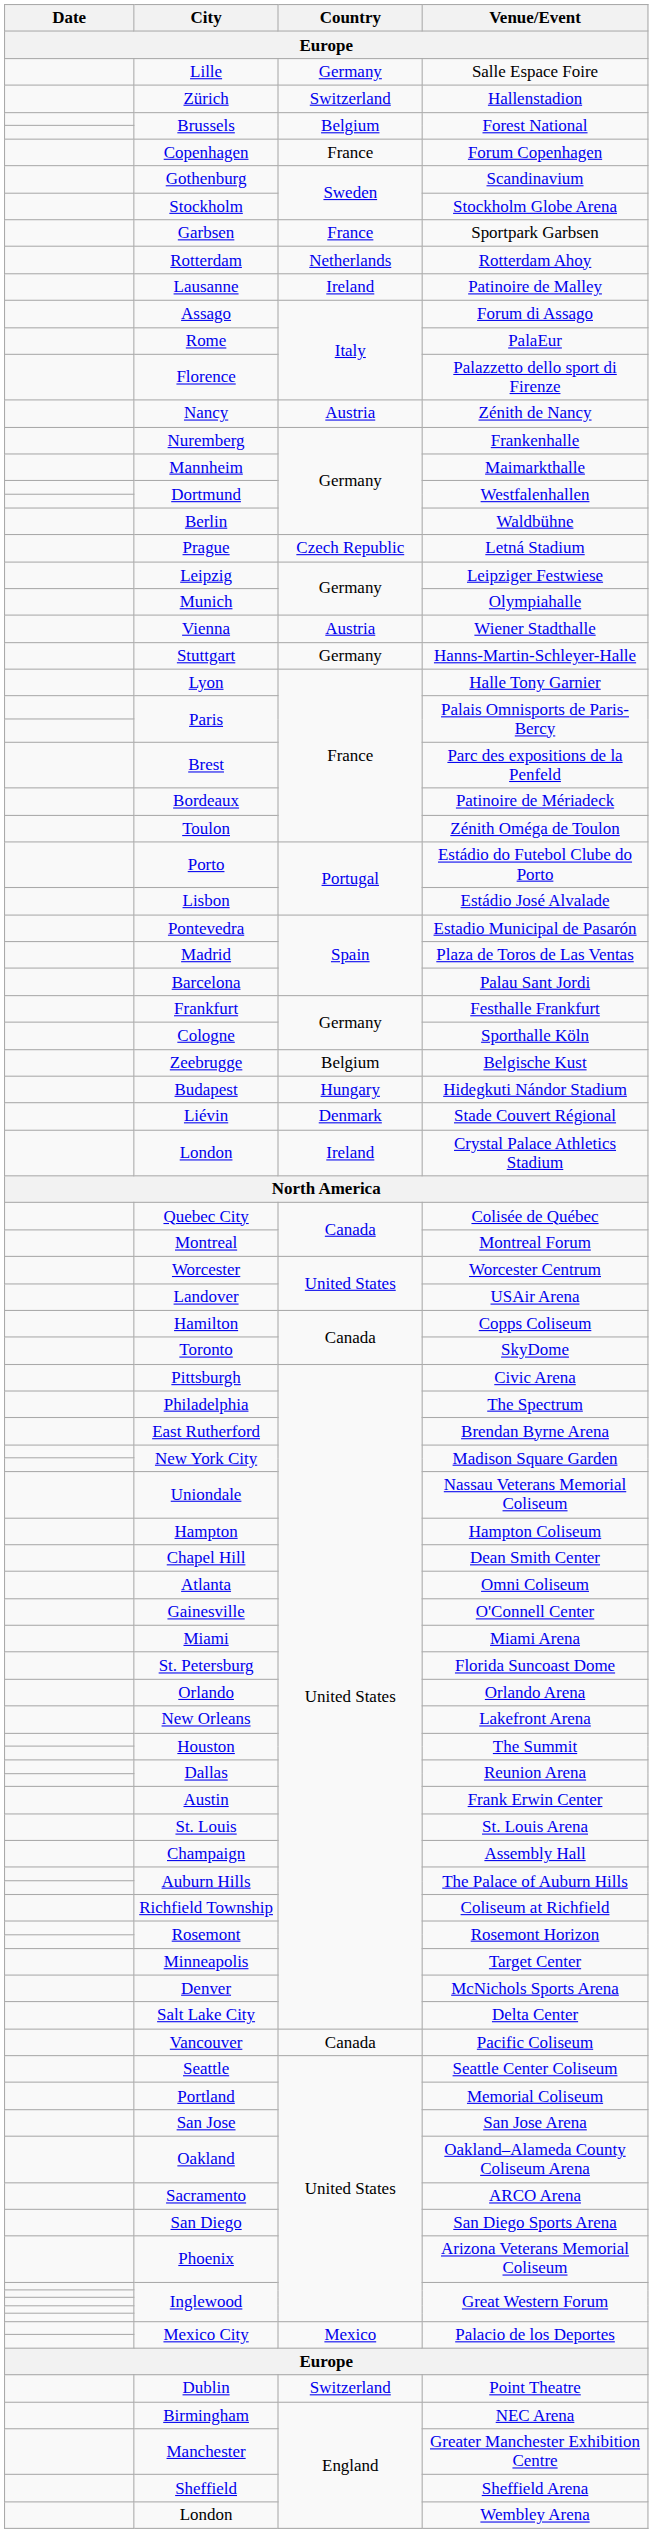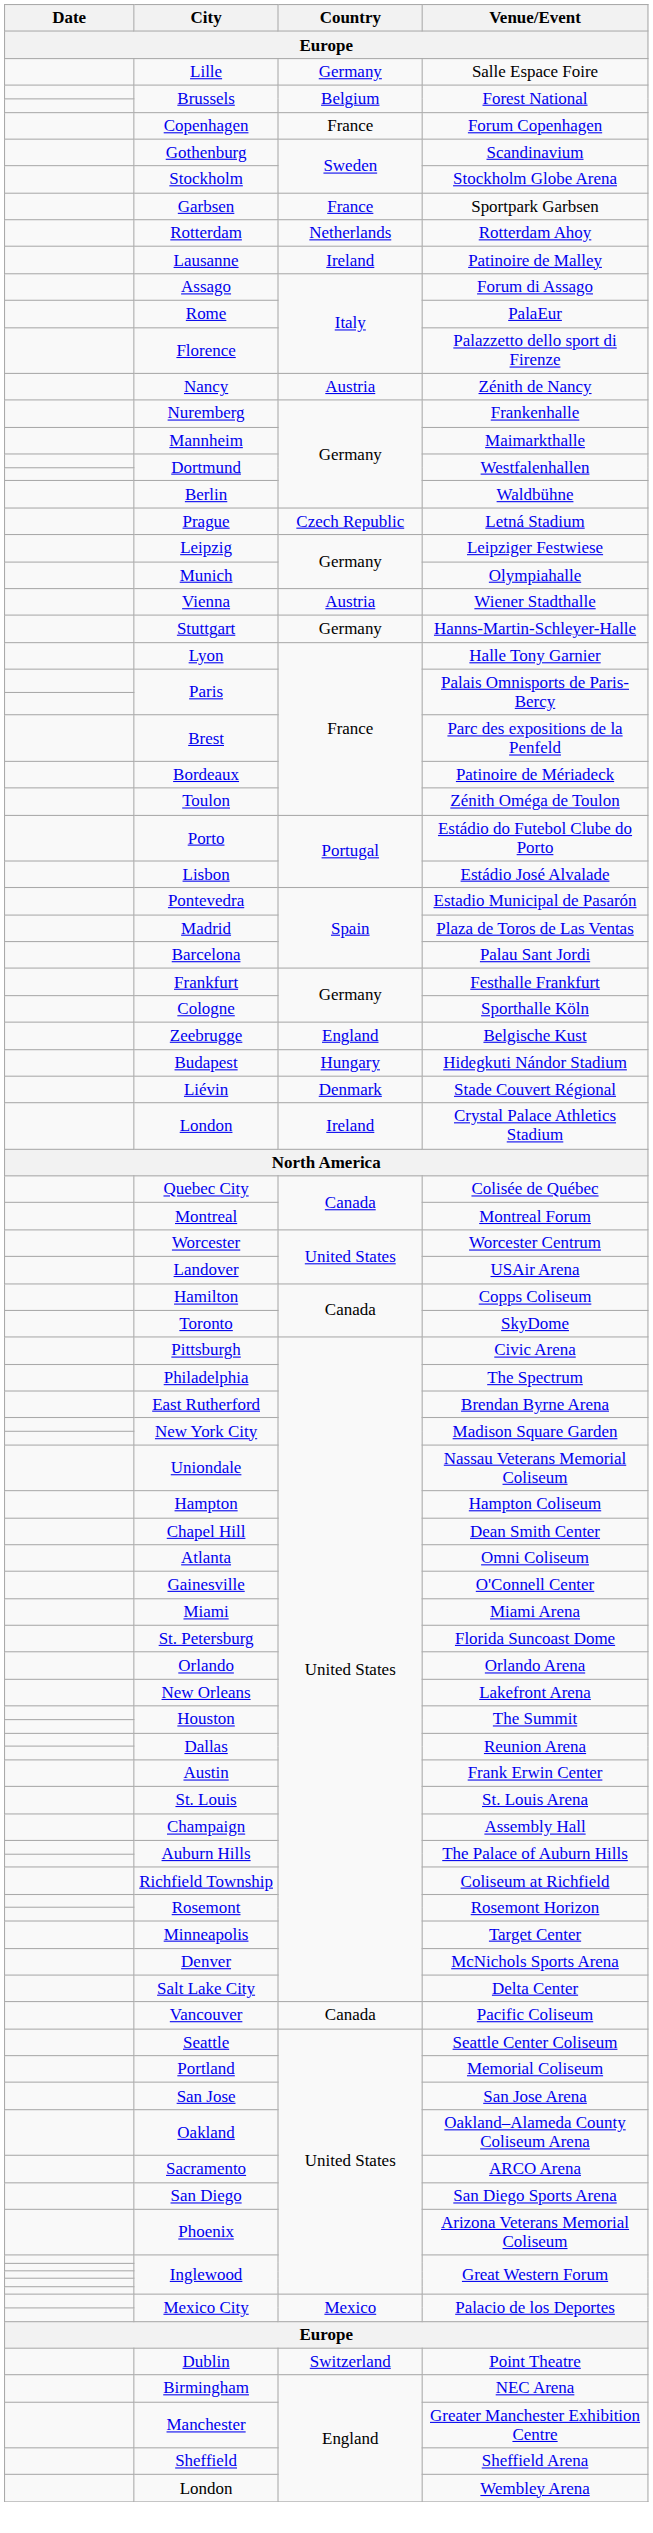- row: (206, 98)
(350, 1062) Belgium -> (350, 1035) England
